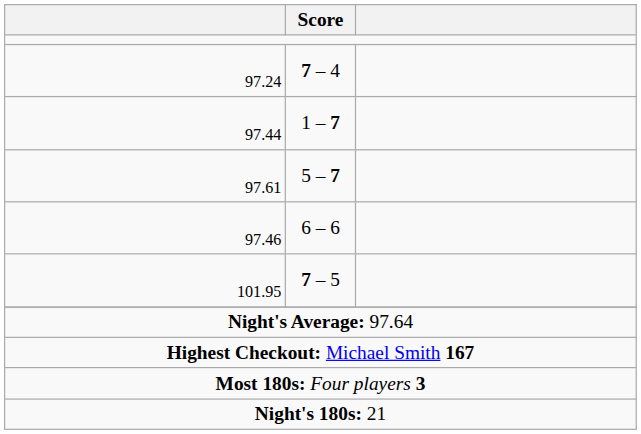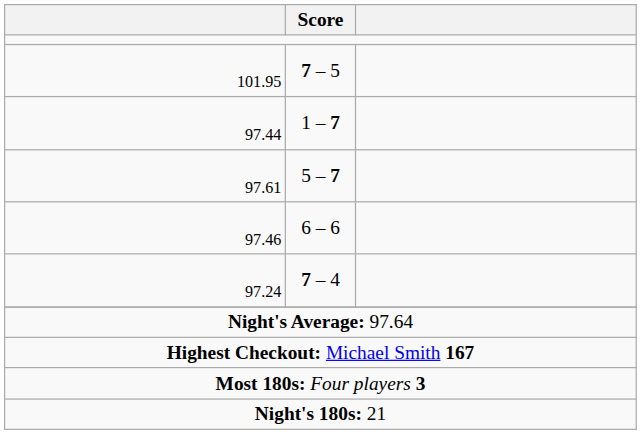rows swapped: (259, 292) <-> (263, 82)
